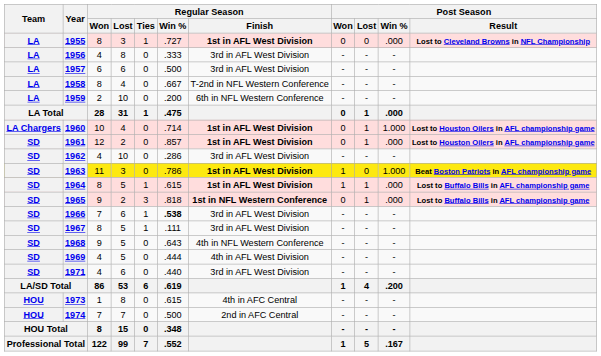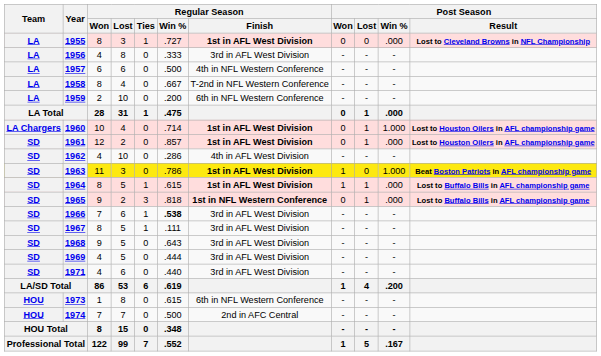(260, 69) 3rd in AFL West Division -> (260, 69) 4th in NFL Western Conference
(260, 156) 3rd in AFL West Division -> (260, 156) 4th in AFL West Division
(260, 243) 4th in NFL Western Conference -> (260, 243) 3rd in AFL West Division
(260, 257) 4th in AFL West Division -> (260, 257) 3rd in AFL West Division
(260, 300) 4th in AFC Central -> (260, 300) 6th in NFL Western Conference
